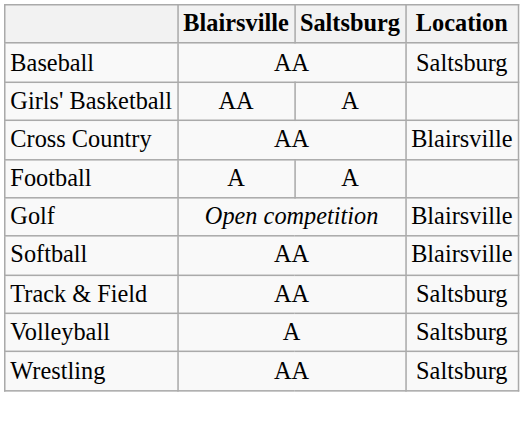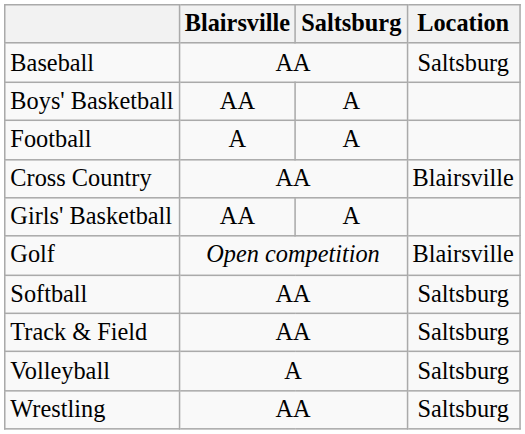+ row: (92, 100)
rows swapped: (91, 100) <-> (51, 178)
(462, 255) Blairsville -> (463, 293) Saltsburg
